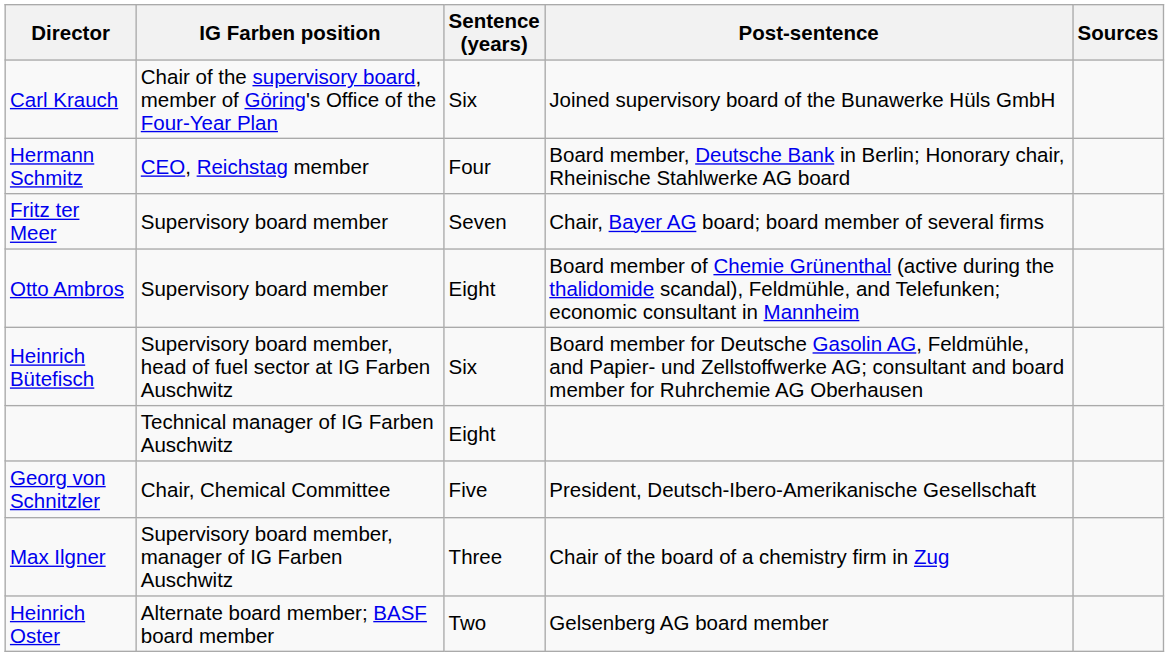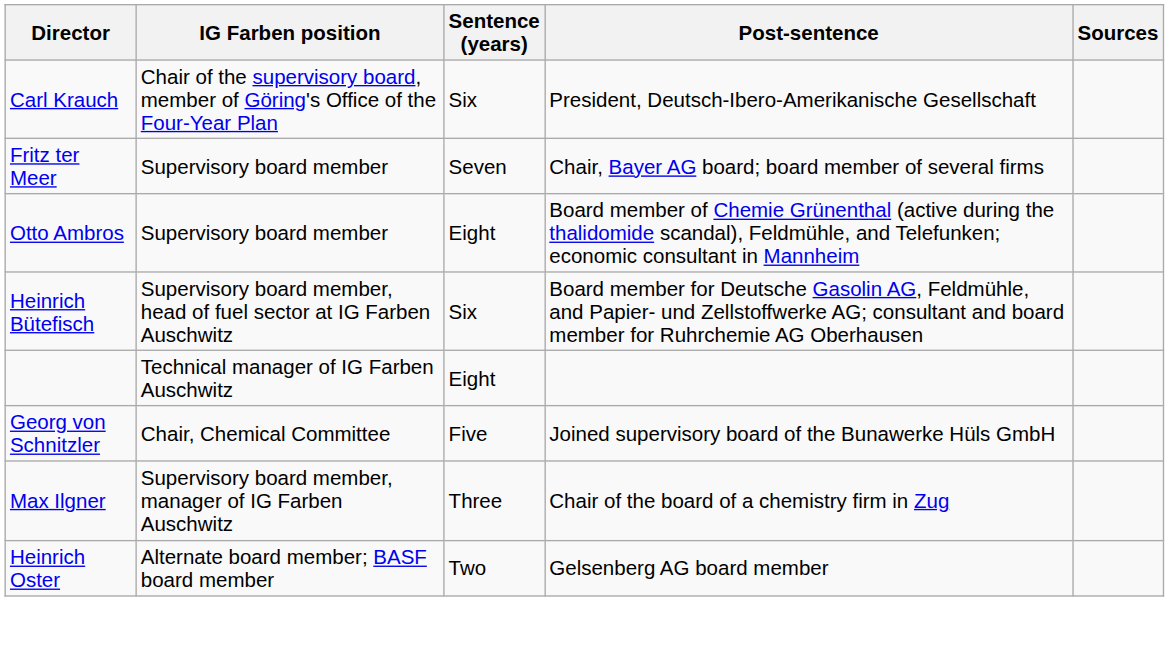(802, 99) Joined supervisory board of the Bunawerke Hüls GmbH -> (793, 99) President, Deutsch-Ibero-Amerikanische Gesellschaft
- row: (52, 166)
(793, 489) President, Deutsch-Ibero-Amerikanische Gesellschaft -> (802, 434) Joined supervisory board of the Bunawerke Hüls GmbH
